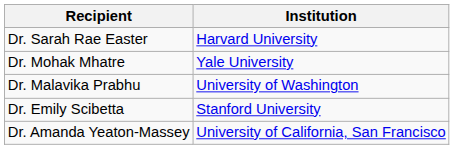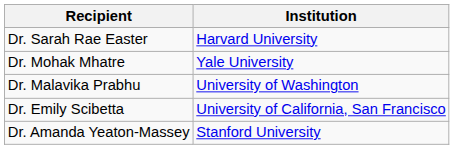(258, 109) Stanford University -> (321, 109) University of California, San Francisco
(321, 132) University of California, San Francisco -> (258, 132) Stanford University
